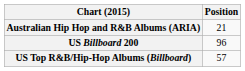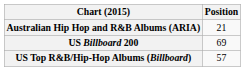(221, 43) 96 -> (221, 43) 69
